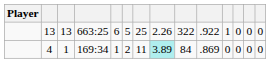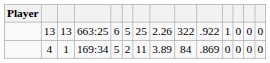(117, 49) 1 -> (117, 49) 5
(162, 49) paleturquoise background -> (162, 49) no background
